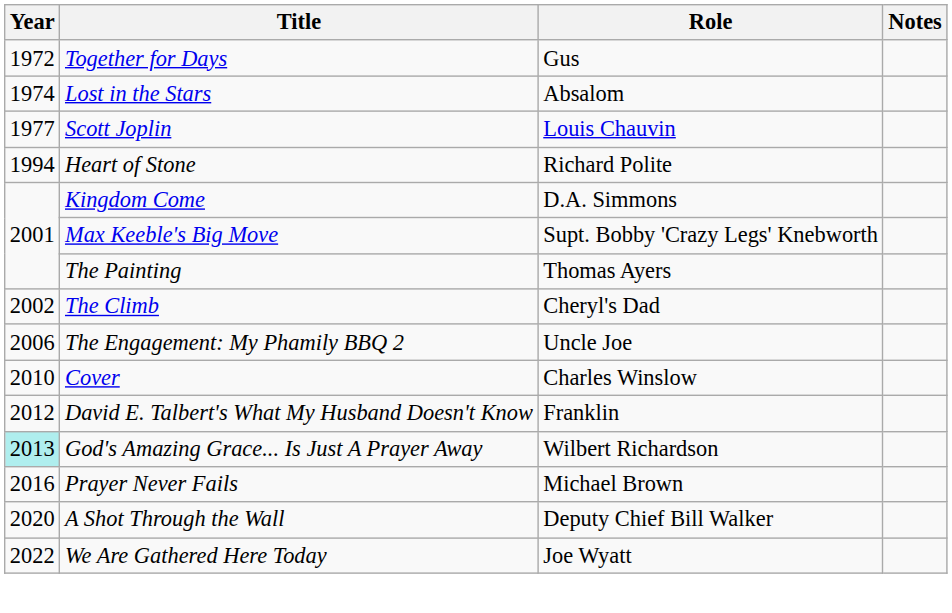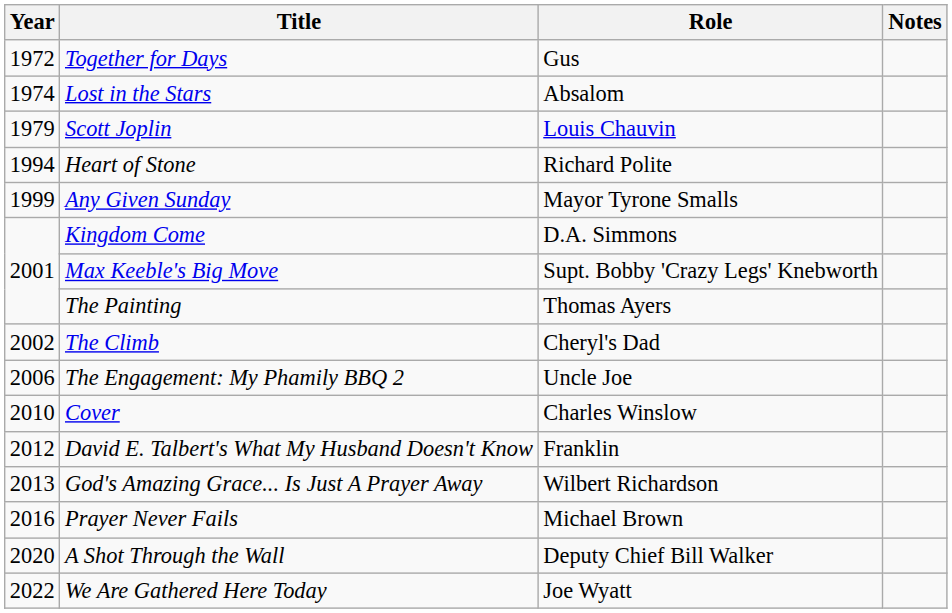(32, 128) 1977 -> (32, 128) 1979
+ row: (148, 199)
(32, 448) paleturquoise background -> (32, 484) no background
